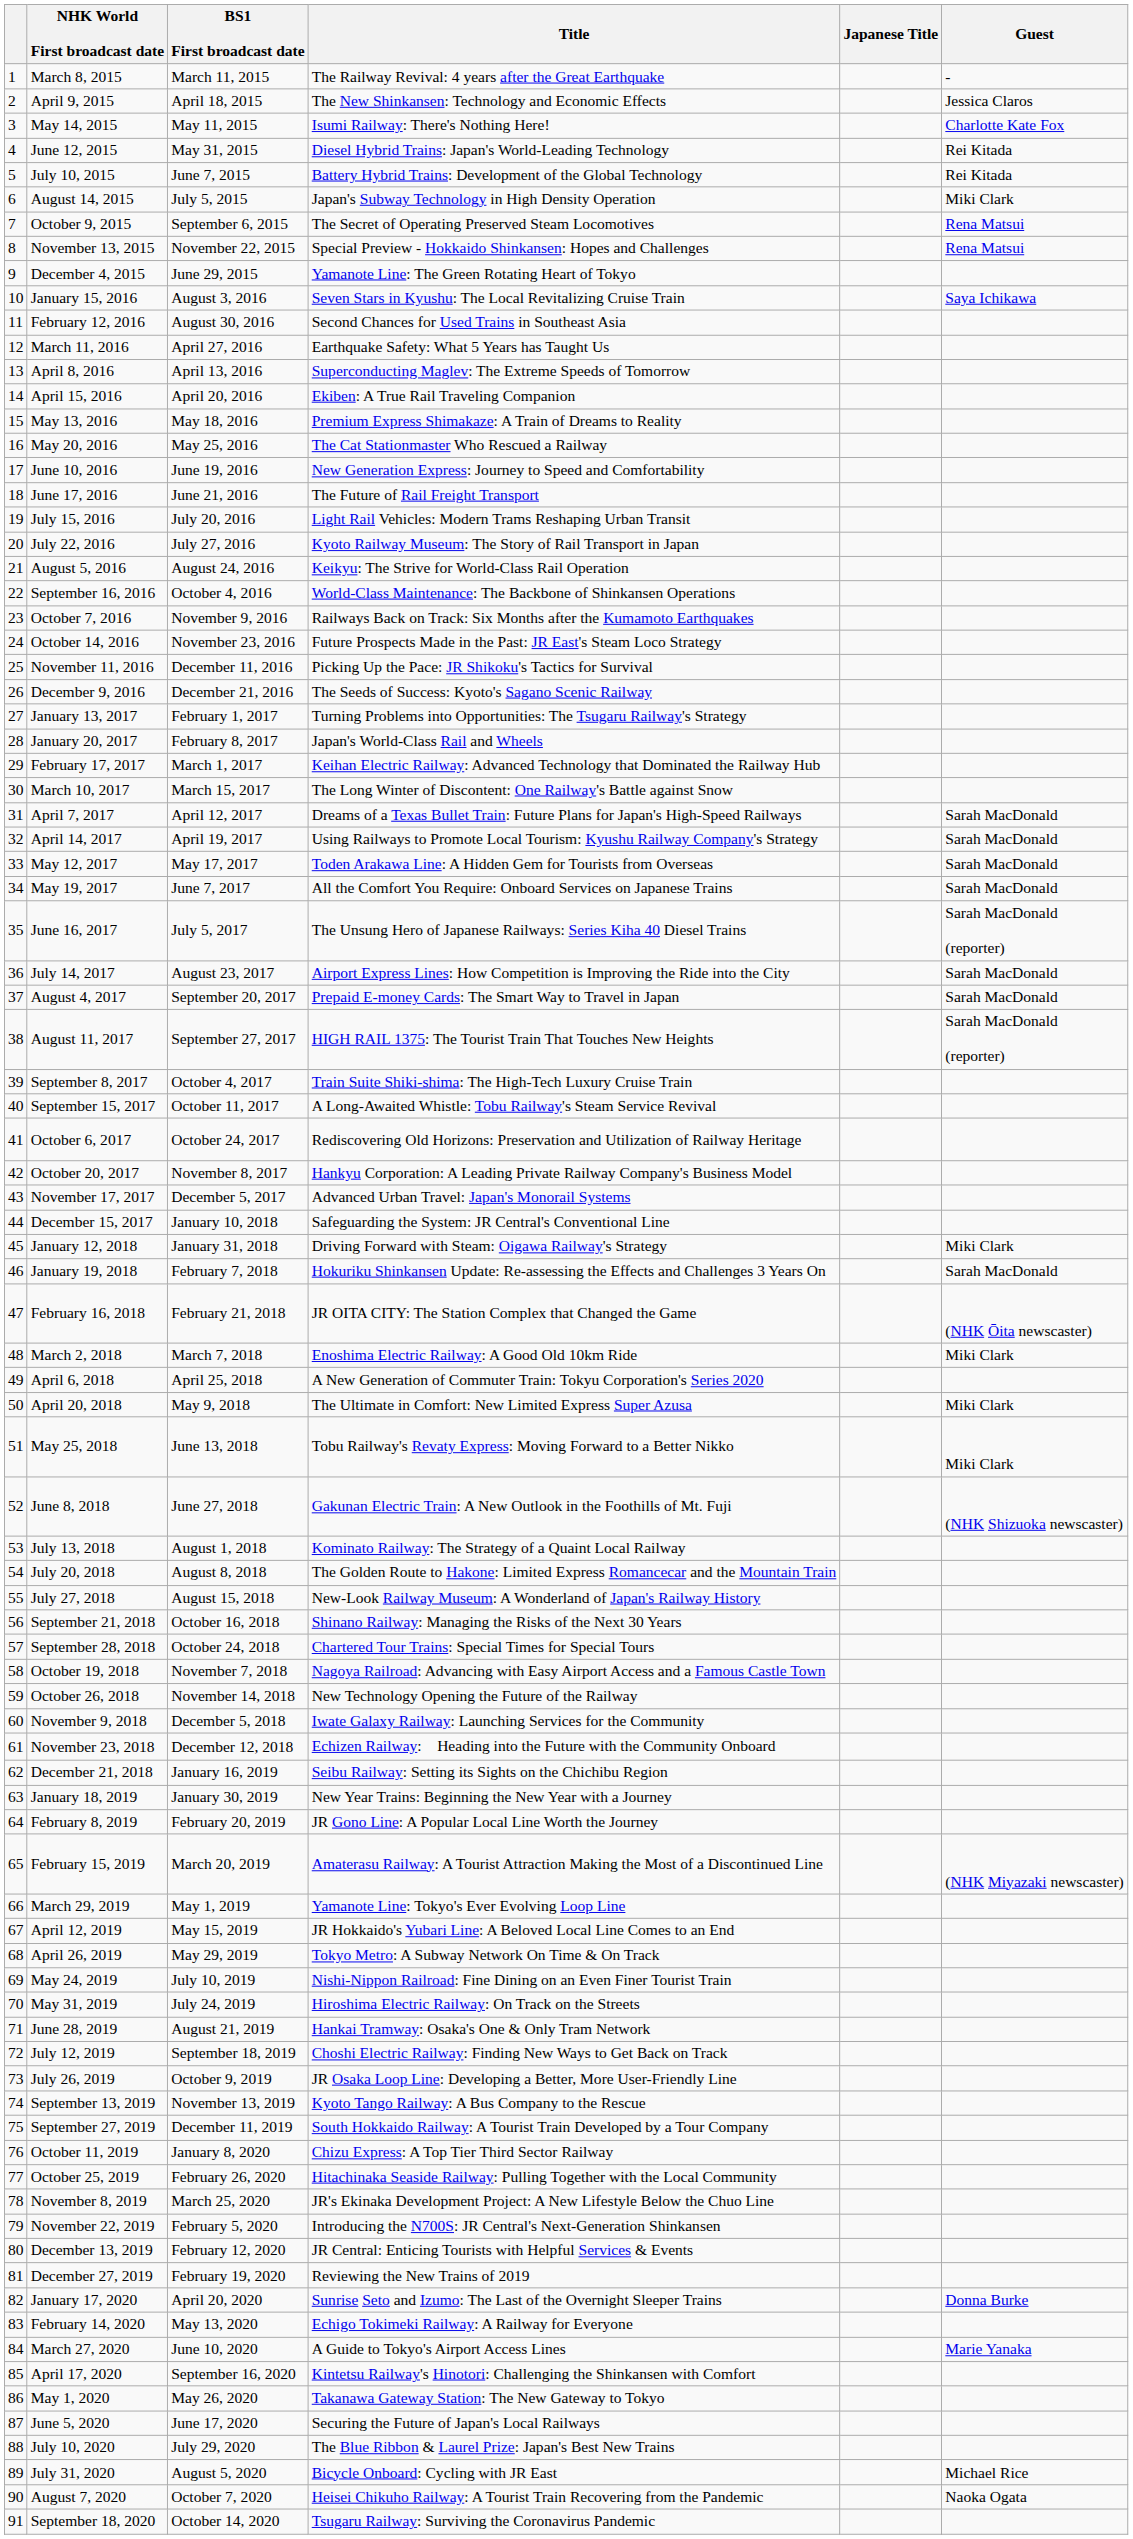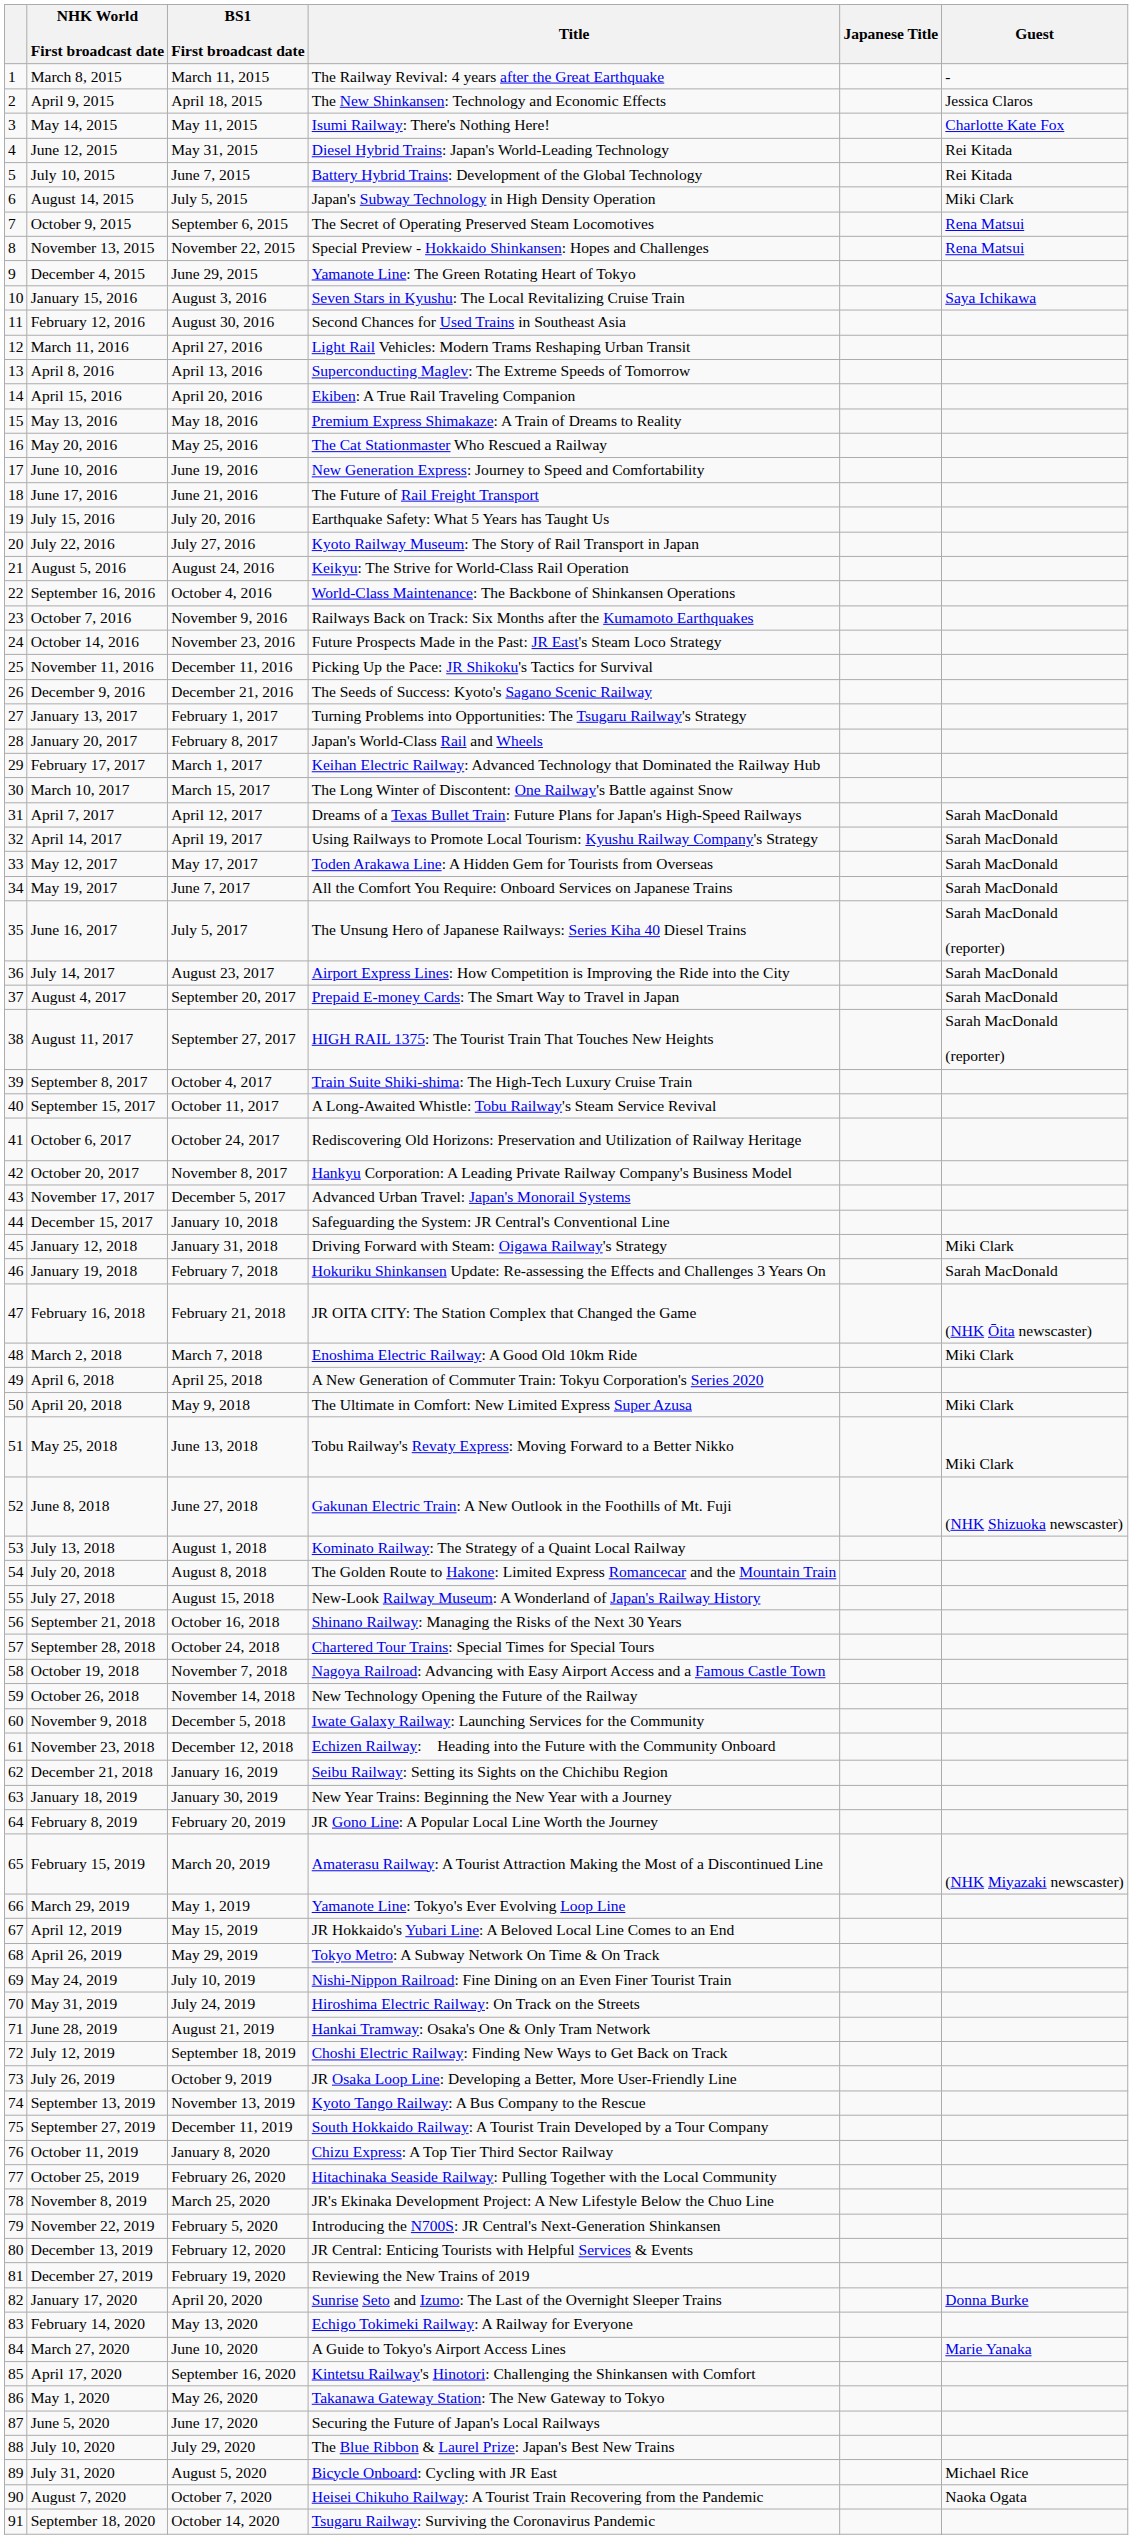(460, 347) Earthquake Safety: What 5 Years has Taught Us -> (501, 347) Light Rail Vehicles: Modern Trams Reshaping Urban Transit
(501, 519) Light Rail Vehicles: Modern Trams Reshaping Urban Transit -> (460, 519) Earthquake Safety: What 5 Years has Taught Us
